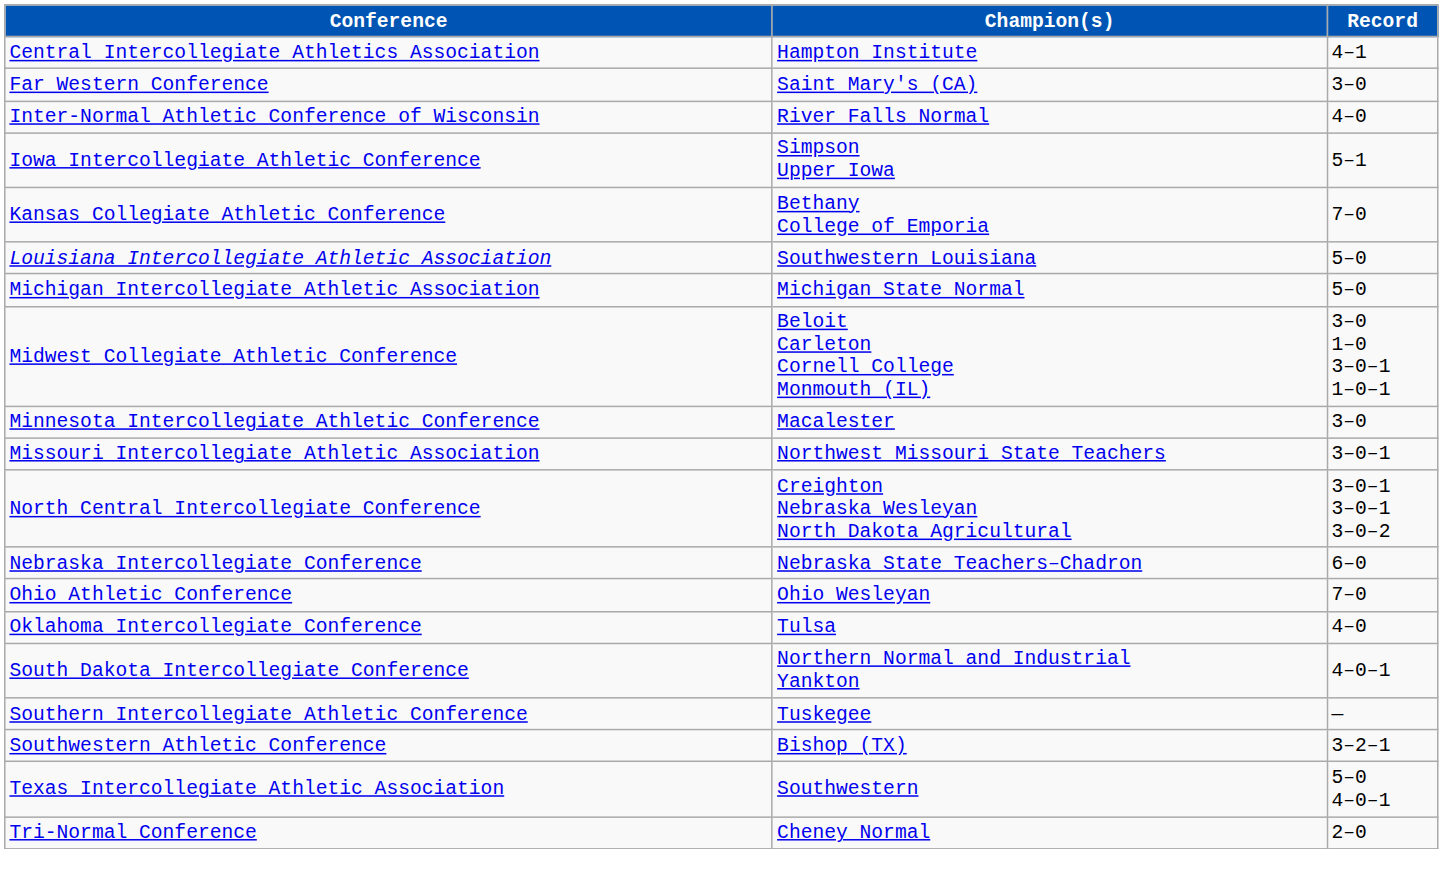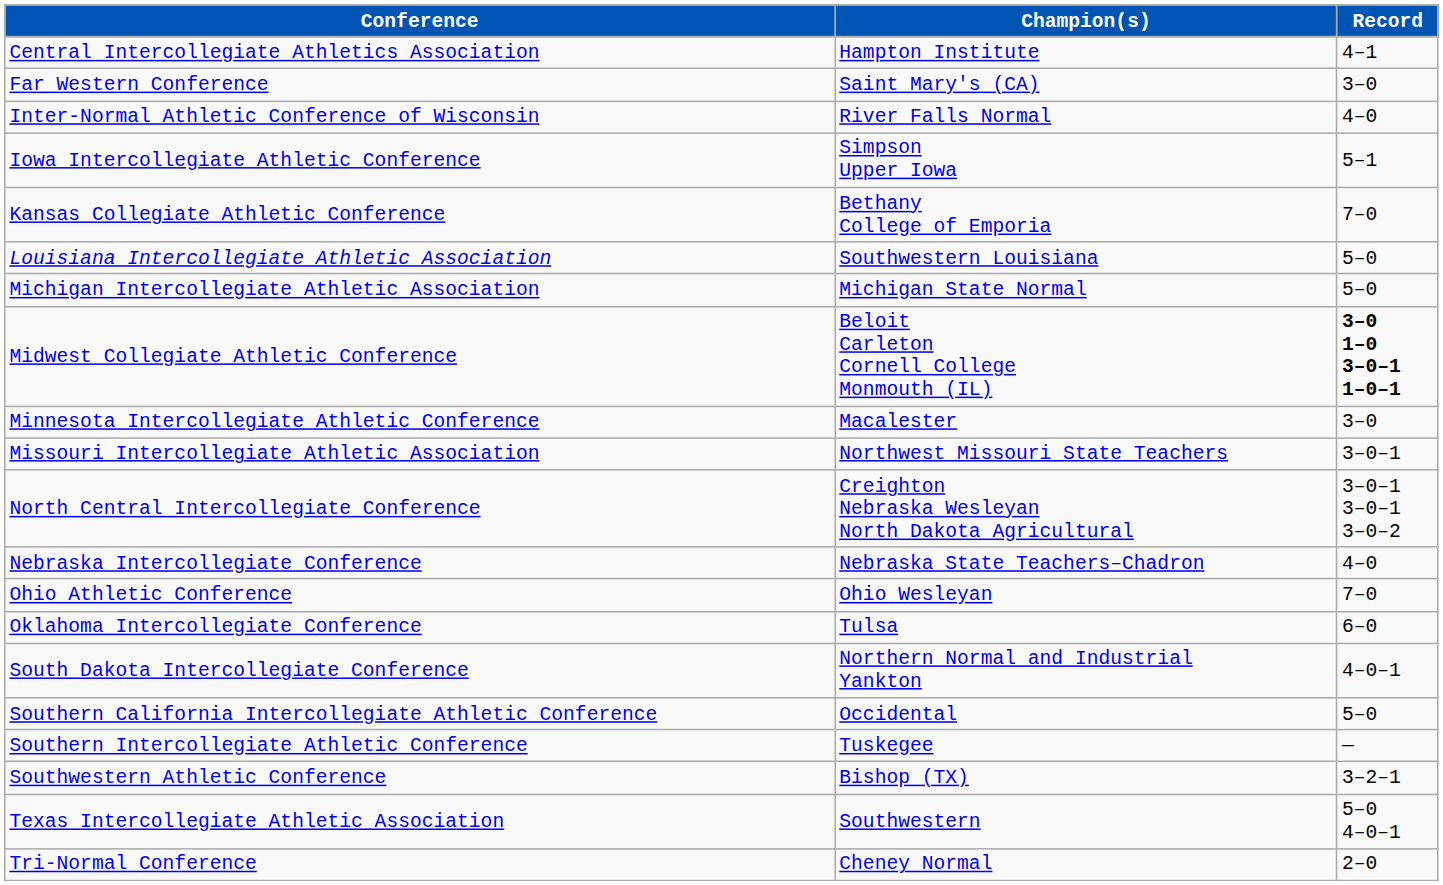(1361, 356) normal -> (1371, 356) bold
(1349, 563) 6–0 -> (1360, 563) 4–0
(1349, 627) 4–0 -> (1360, 627) 6–0
+ row: (333, 714)
